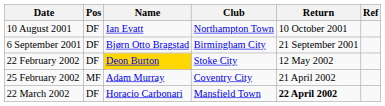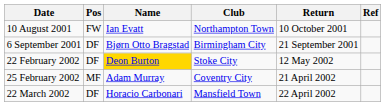(92, 28) DF -> (94, 28) FW
(308, 93) bold -> (307, 93) normal
